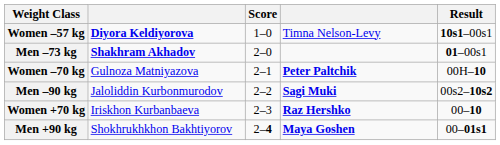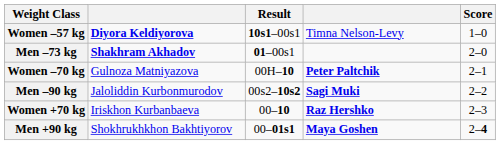columns swapped: (466, 14) <-> (263, 14)
